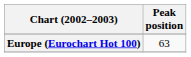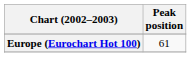(164, 43) 63 -> (164, 43) 61
